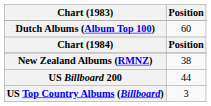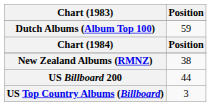(186, 28) 60 -> (186, 28) 59
